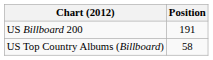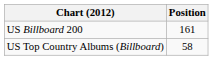(187, 30) 191 -> (187, 30) 161
